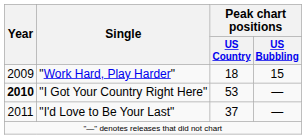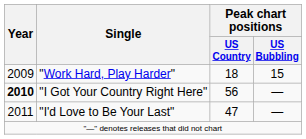(232, 92) 53 -> (232, 92) 56
(232, 111) 37 -> (232, 111) 47
